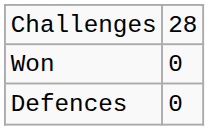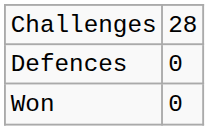rows swapped: (33, 64) <-> (69, 104)
